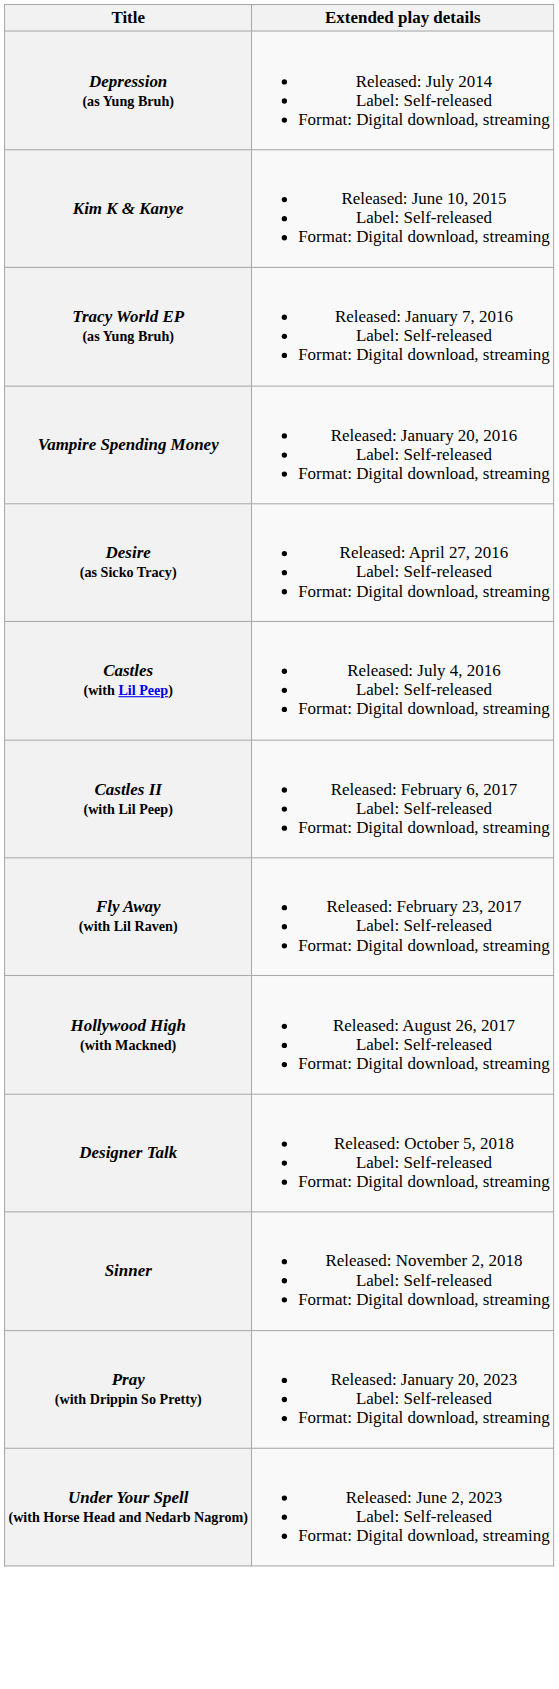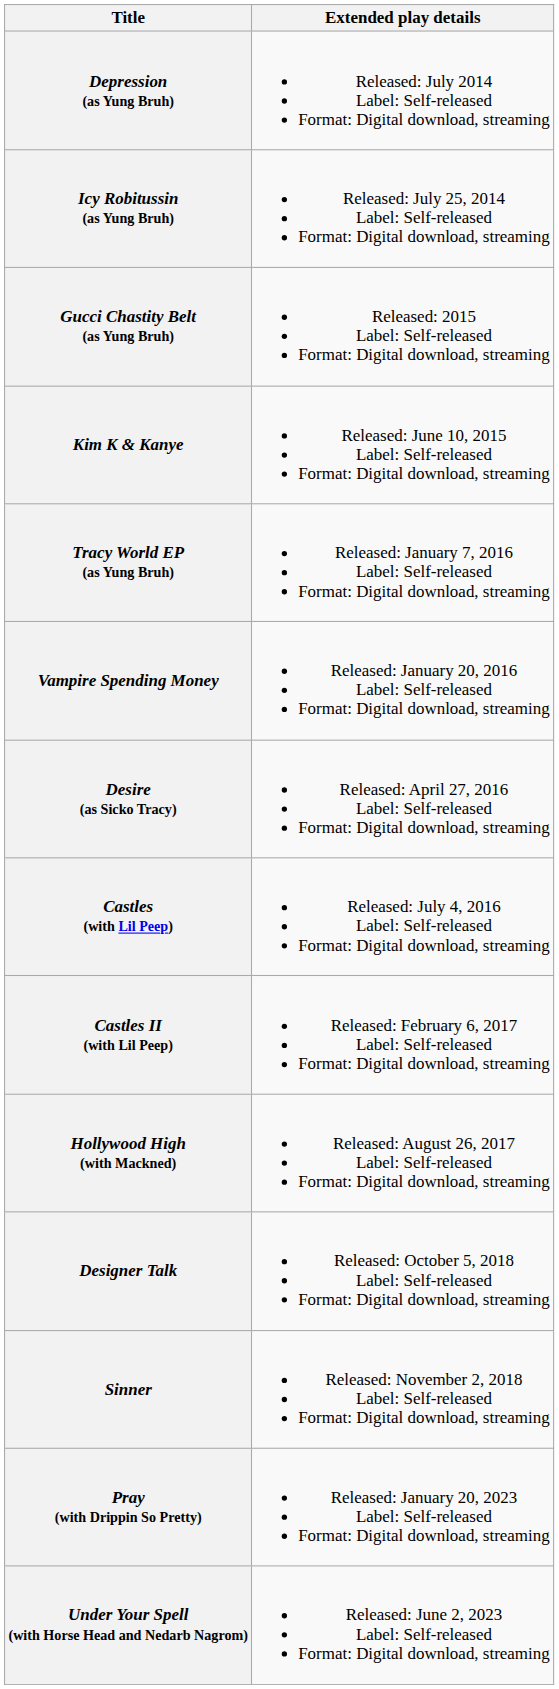+ row: (128, 208)
+ row: (128, 326)
- row: (128, 916)
